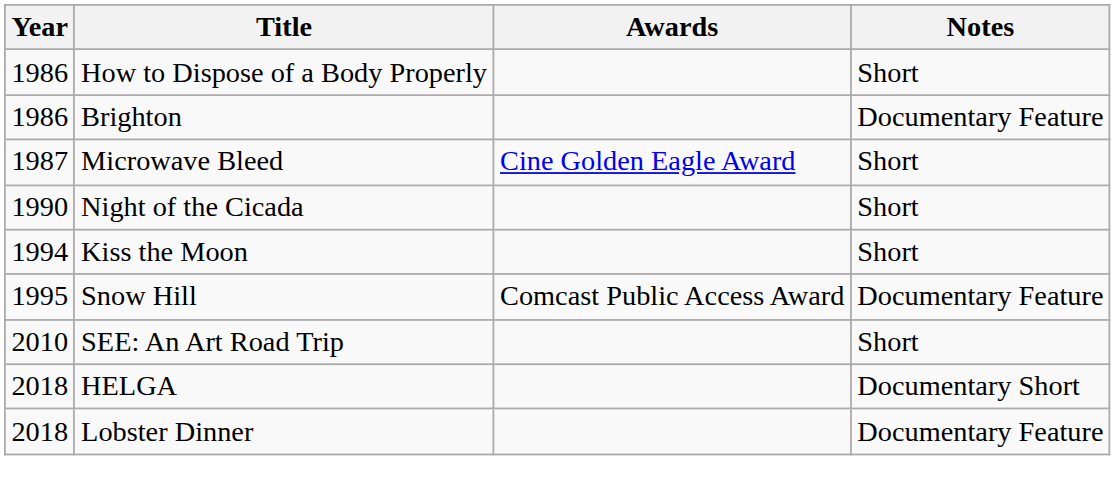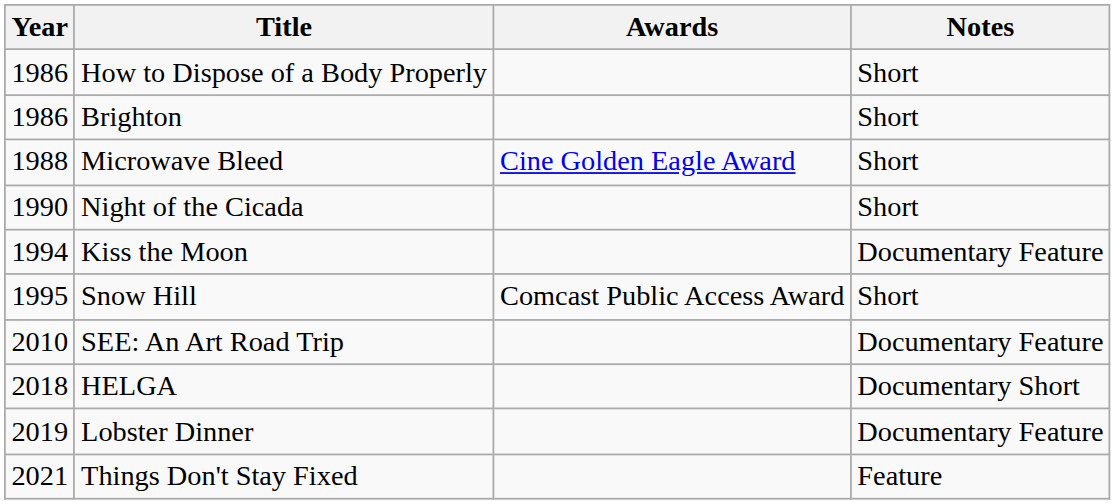(980, 116) Documentary Feature -> (888, 116) Short
(40, 161) 1987 -> (40, 161) 1988
(888, 251) Short -> (980, 251) Documentary Feature
(980, 296) Documentary Feature -> (888, 296) Short
(888, 341) Short -> (980, 341) Documentary Feature
(40, 431) 2018 -> (40, 431) 2019
+ row: (219, 476)
